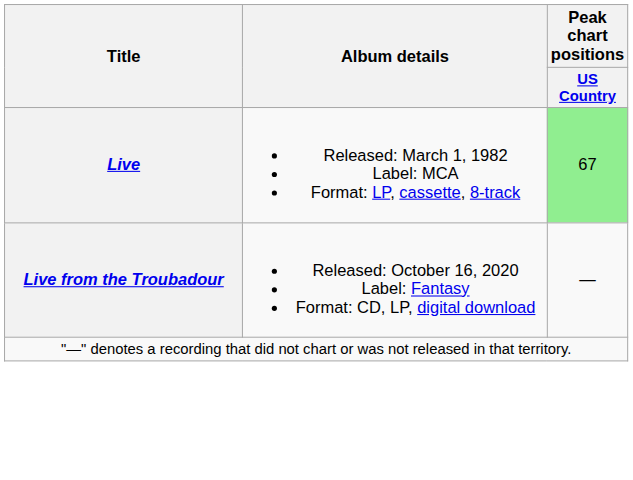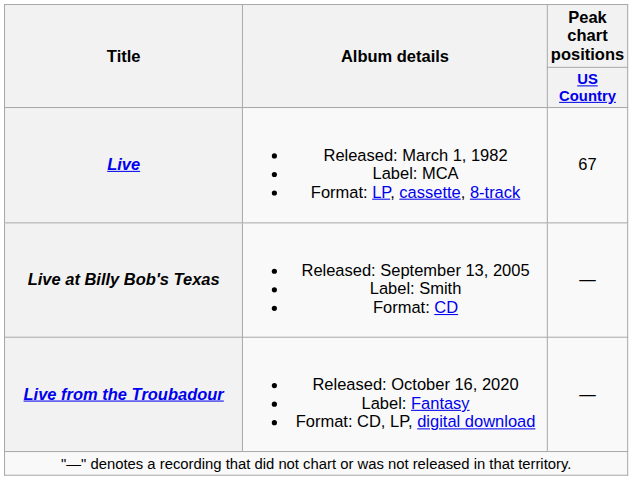(587, 164) lightgreen background -> (587, 164) no background
+ row: (124, 279)
